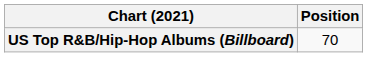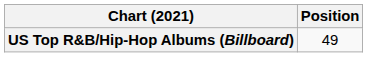(330, 39) 70 -> (330, 39) 49
